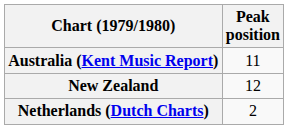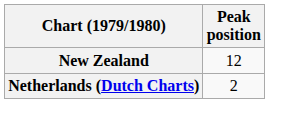- row: (113, 60)
